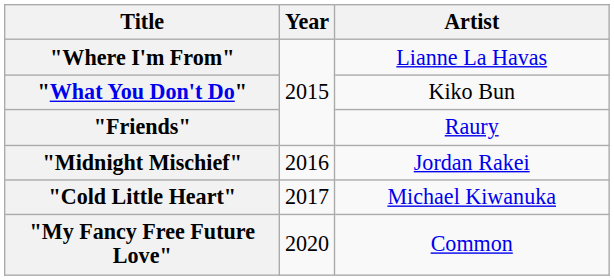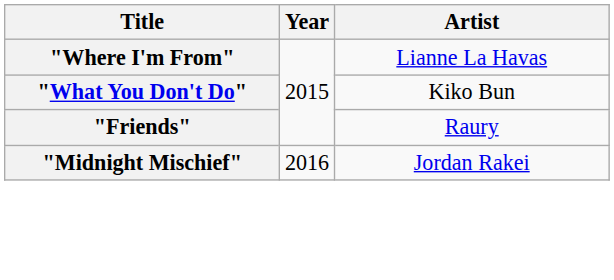- row: (142, 197)
- row: (142, 244)
